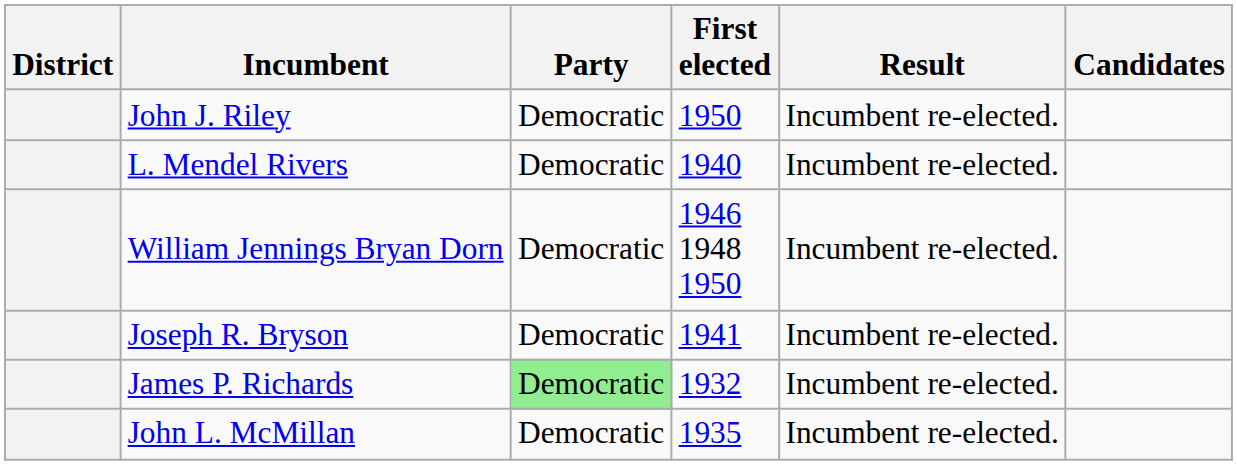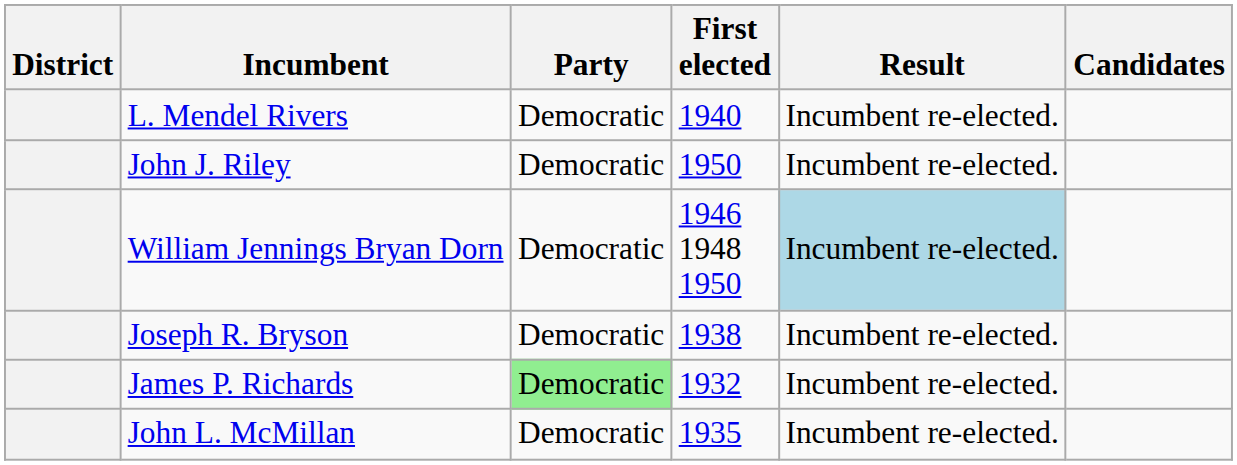rows swapped: (238, 164) <-> (209, 114)
(922, 249) no background -> (922, 249) lightblue background
(710, 334) 1941 -> (710, 334) 1938
